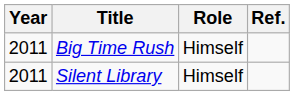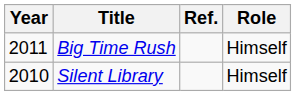columns swapped: (213, 18) <-> (268, 18)
(28, 76) 2011 -> (29, 76) 2010
